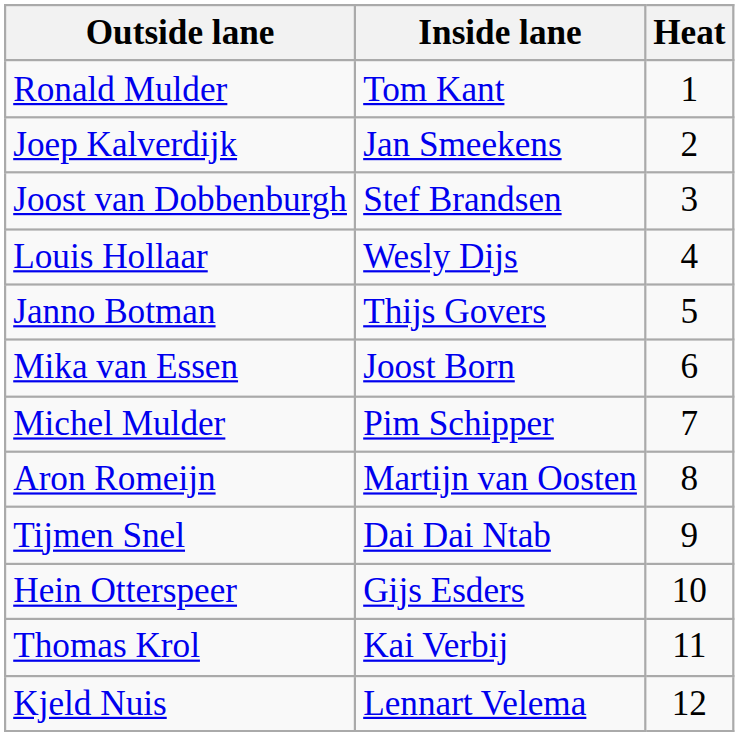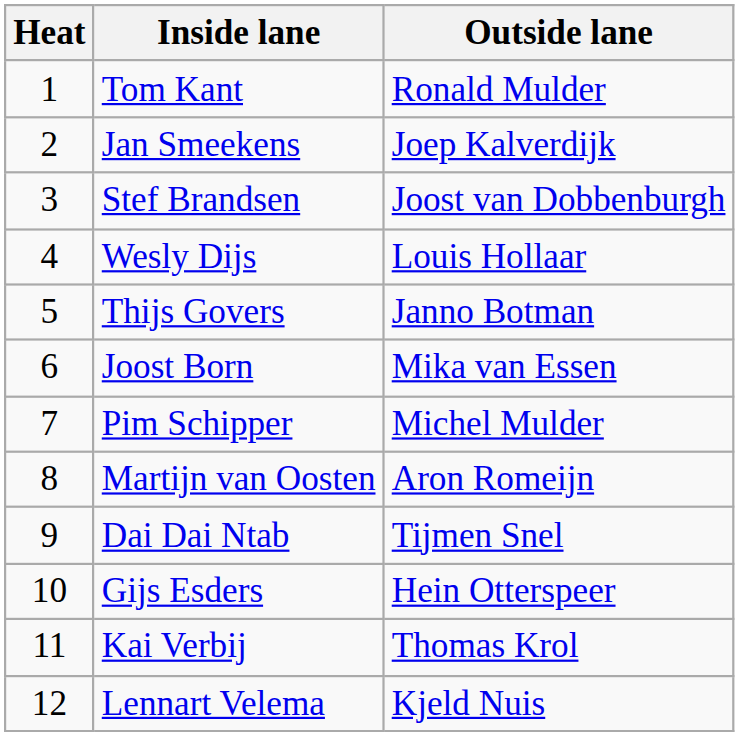columns swapped: (689, 32) <-> (180, 32)
